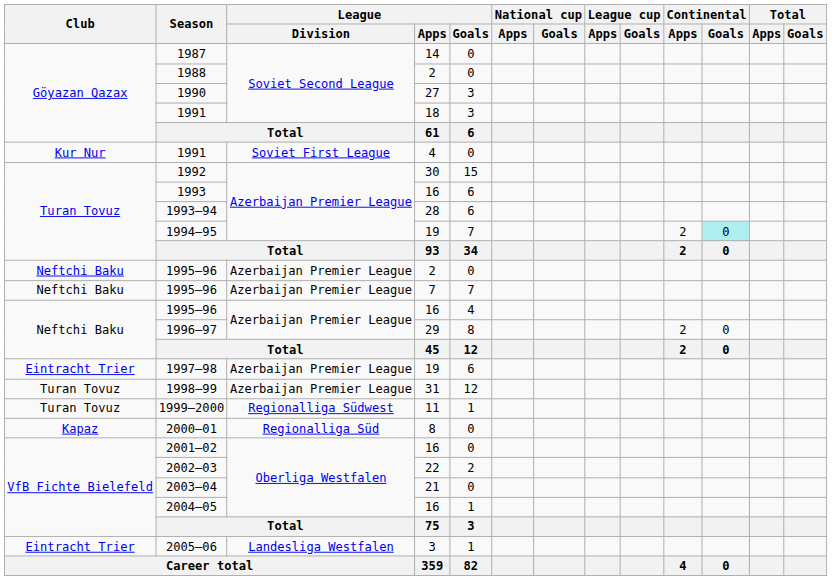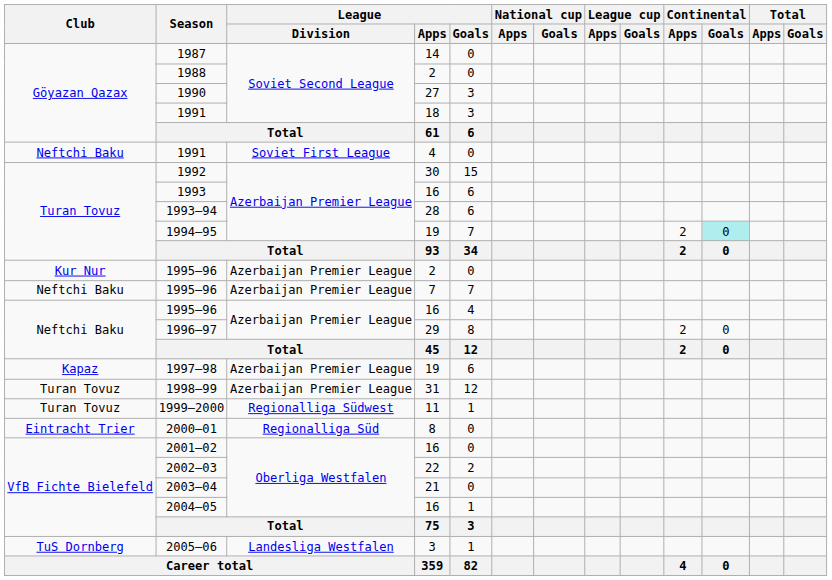(80, 152) Kur Nur -> (80, 152) Neftchi Baku
(80, 270) Neftchi Baku -> (80, 270) Kur Nur
(80, 369) Eintracht Trier -> (80, 369) Kapaz
(80, 428) Kapaz -> (80, 428) Eintracht Trier
(80, 546) Eintracht Trier -> (80, 546) TuS Dornberg
